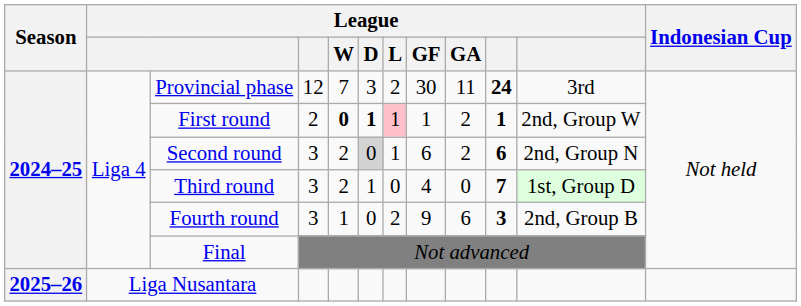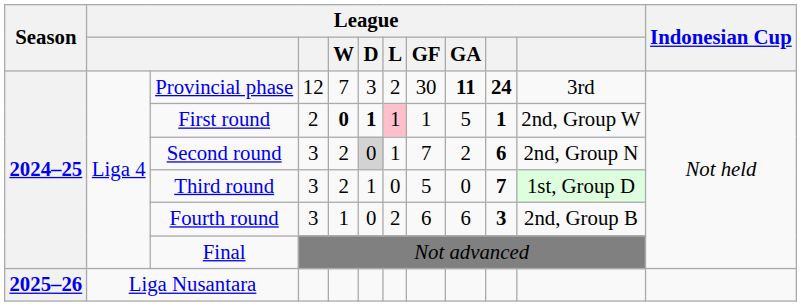(466, 86) normal -> (466, 86) bold
(466, 119) 2 -> (466, 119) 5
(426, 152) 6 -> (426, 152) 7
(426, 185) 4 -> (426, 185) 5
(426, 218) 9 -> (426, 218) 6
